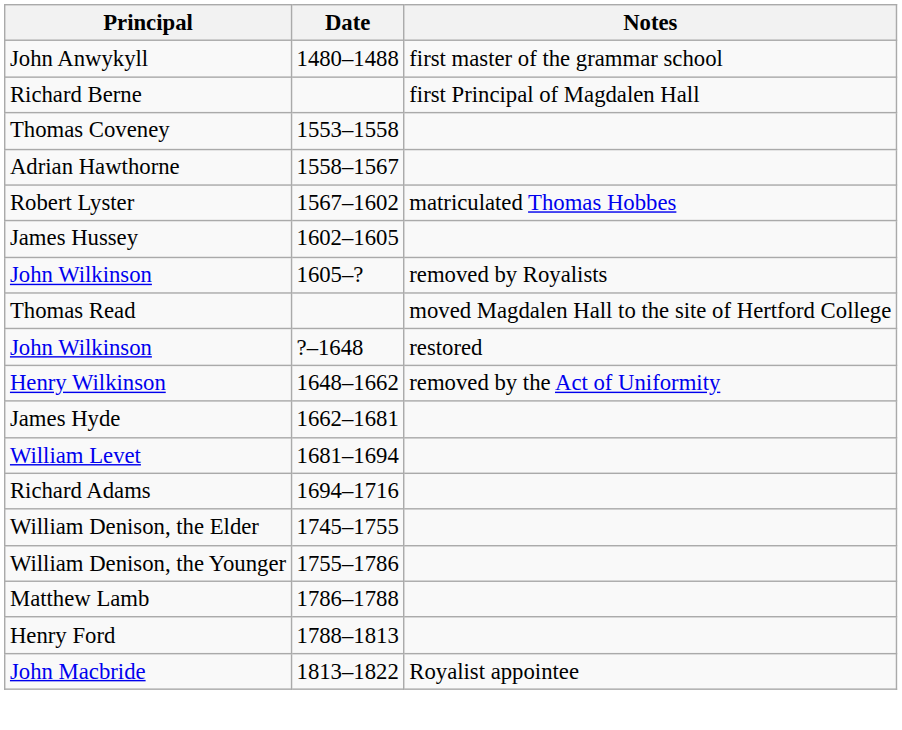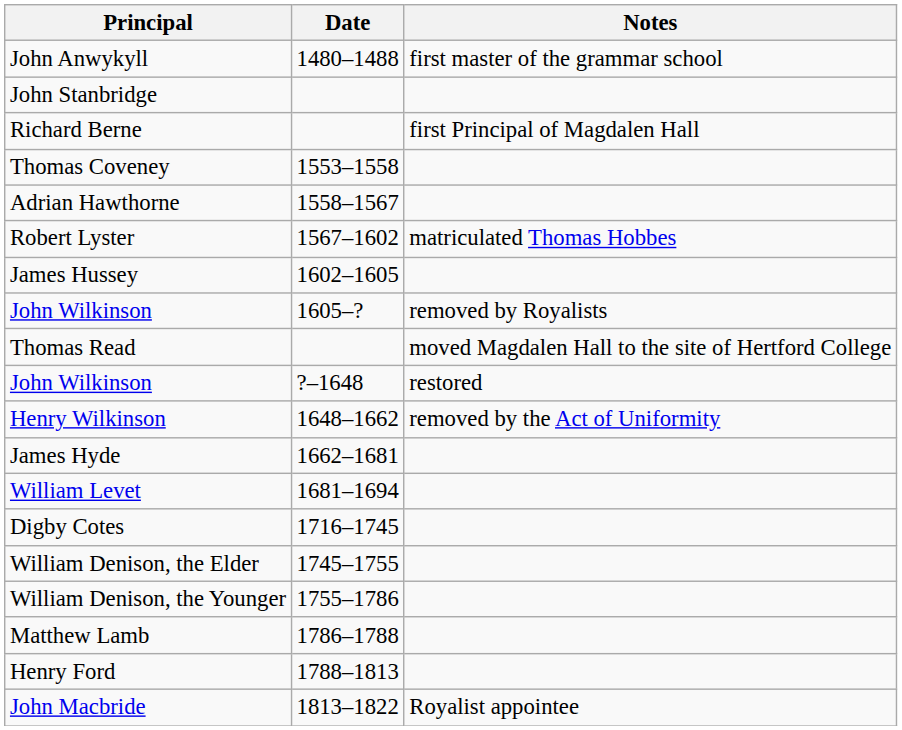+ row: (83, 94)
- row: (80, 490)
+ row: (67, 526)
